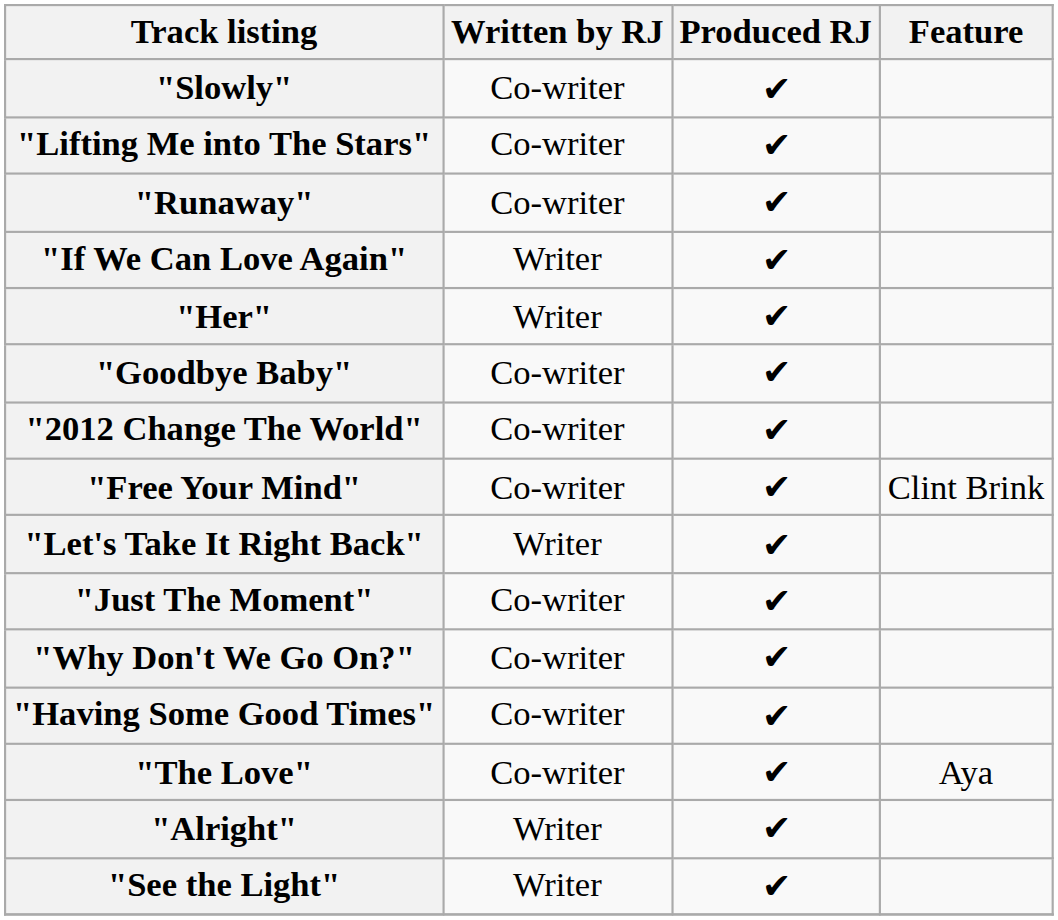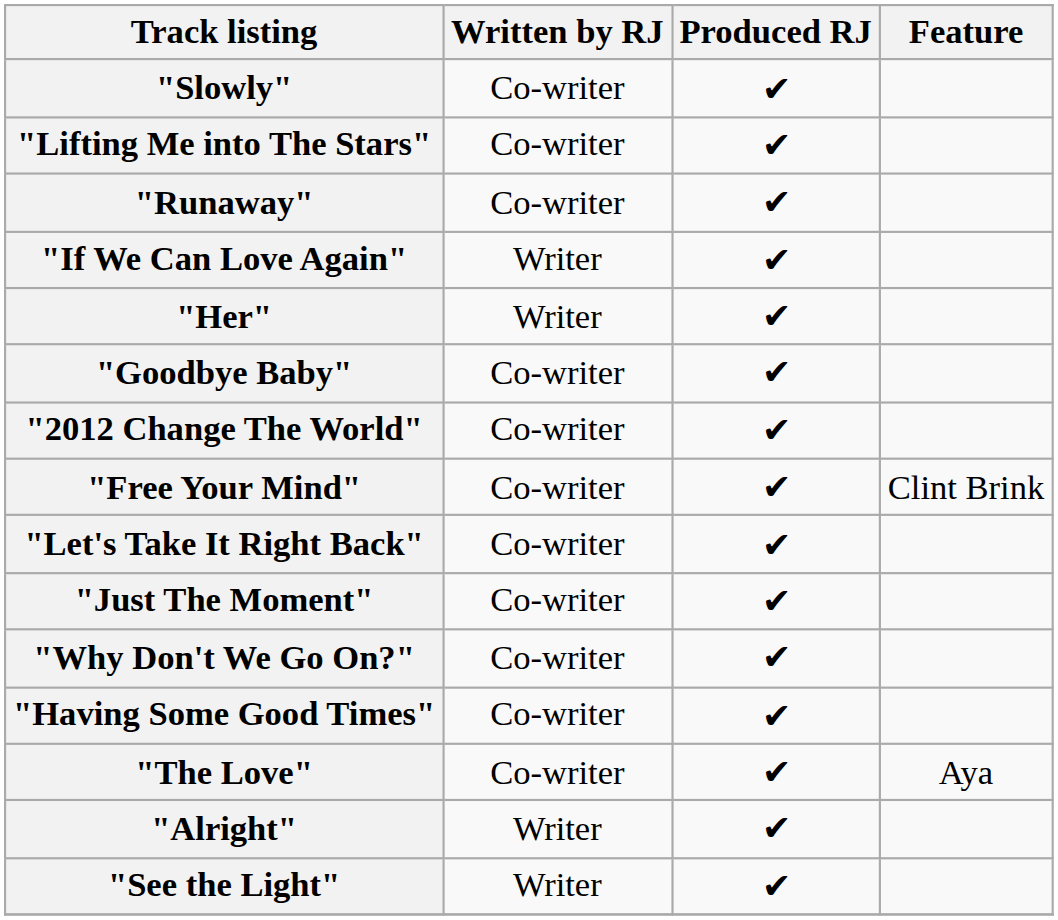(557, 543) Writer -> (557, 543) Co-writer
